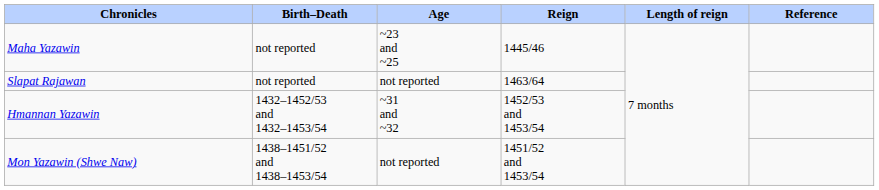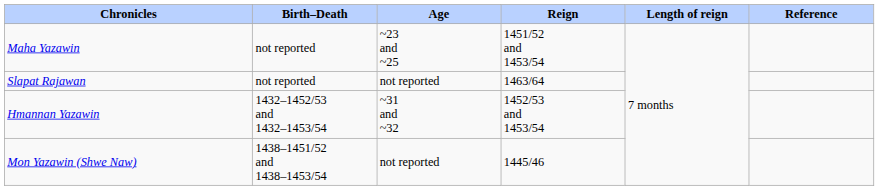(524, 47) 1445/46 -> (524, 47) 1451/52 and 1453/54
(524, 161) 1451/52 and 1453/54 -> (524, 161) 1445/46
